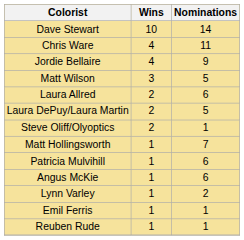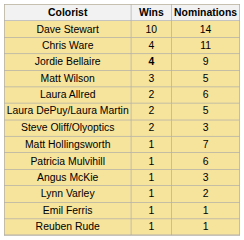(151, 62) normal -> (151, 62) bold
(206, 128) 1 -> (206, 128) 3
(206, 177) 6 -> (206, 177) 3
